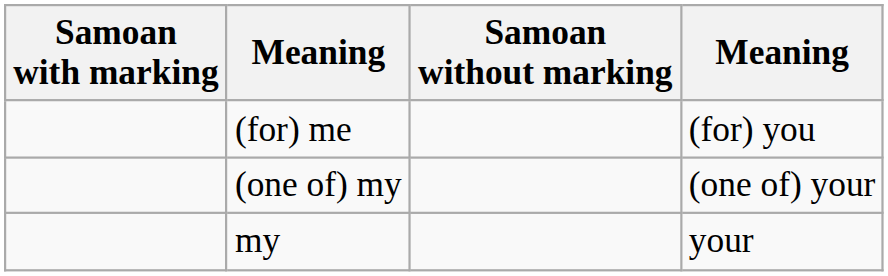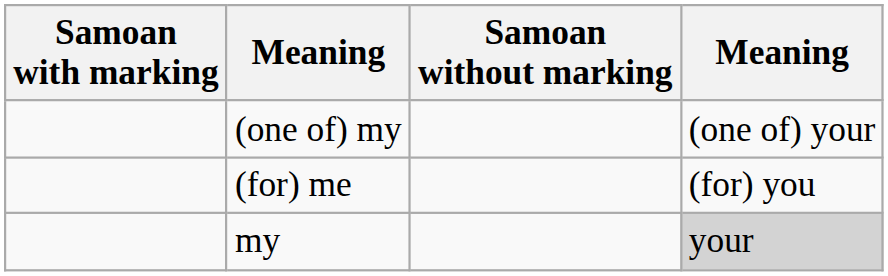rows swapped: (318, 184) <-> (293, 128)
(721, 240) no background -> (721, 240) lightgrey background
